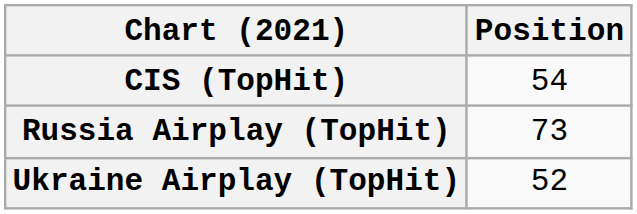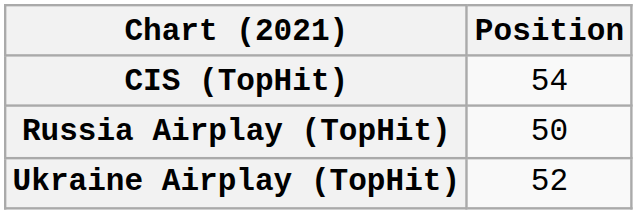(549, 132) 73 -> (549, 132) 50
